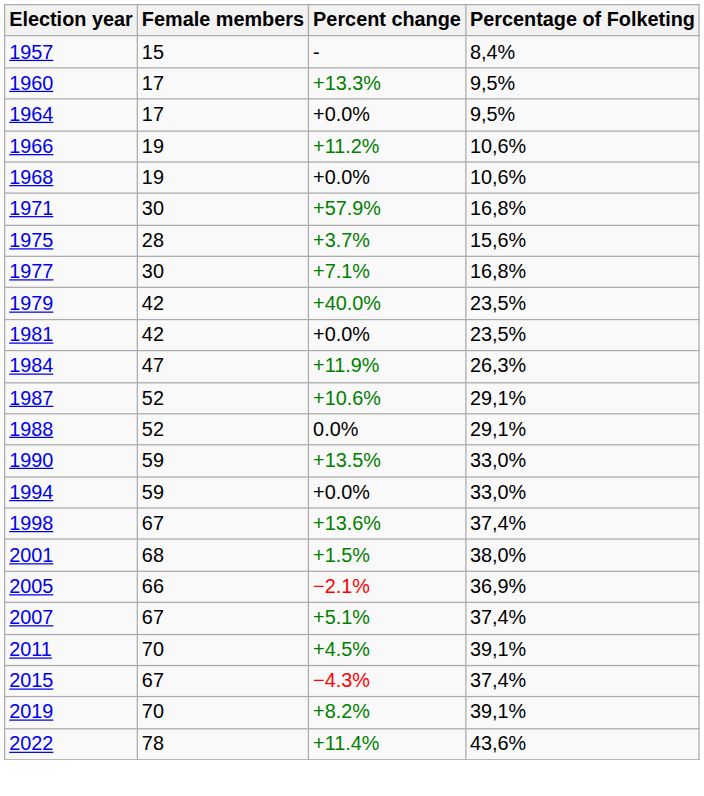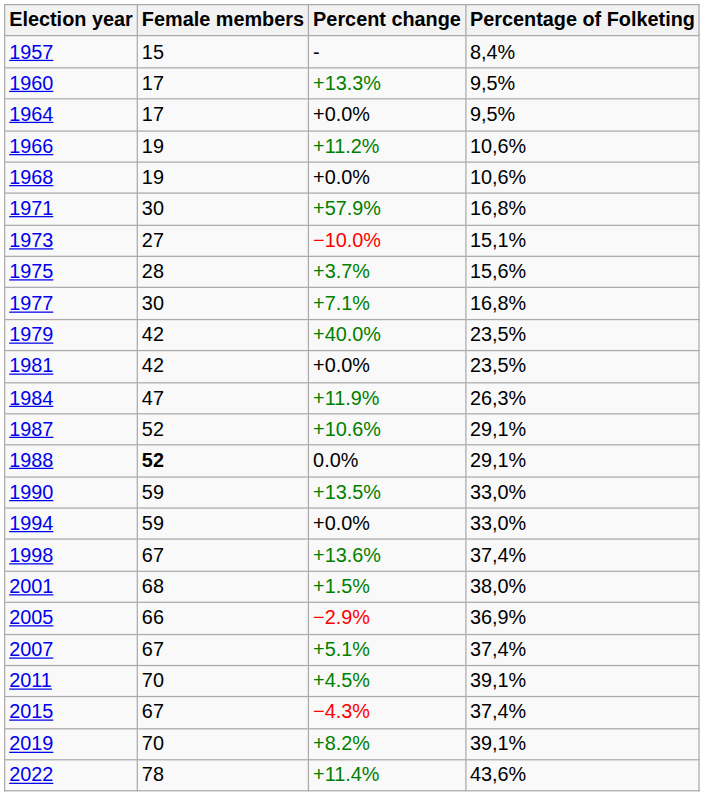+ row: (31, 240)
(153, 429) normal -> (153, 460) bold
(342, 586) −2.1% -> (342, 618) −2.9%
